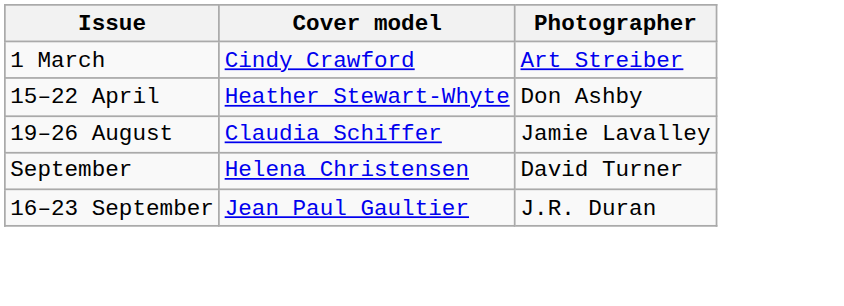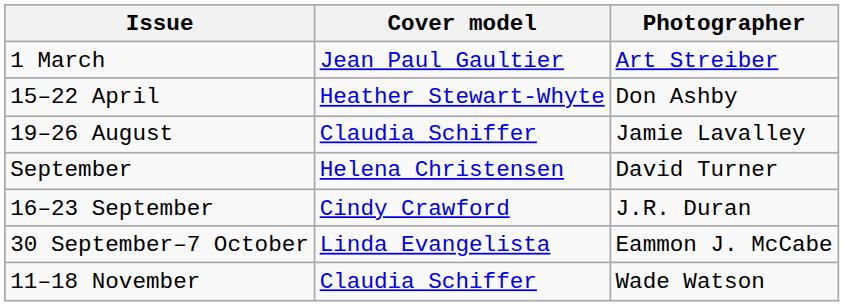(320, 60) Cindy Crawford -> (442, 60) Jean Paul Gaultier
(347, 208) Jean Paul Gaultier -> (415, 208) Cindy Crawford
+ row: (160, 245)
+ row: (105, 281)
